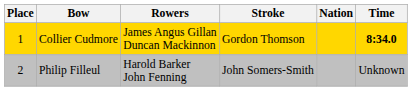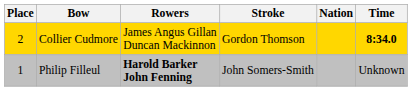(20, 38) 1 -> (20, 38) 2
(20, 70) 2 -> (20, 70) 1
(157, 70) normal -> (160, 70) bold
